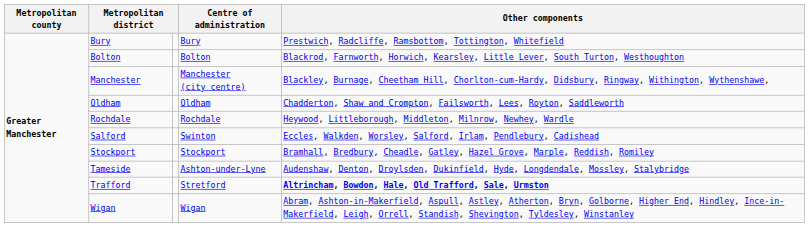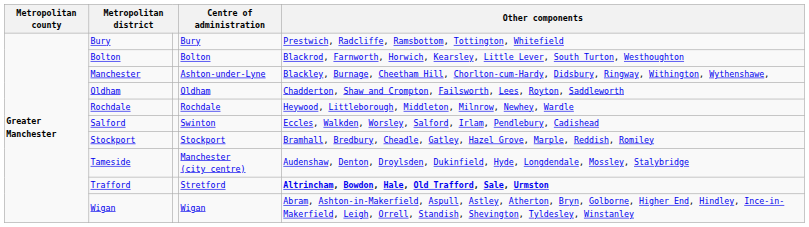(213, 80) Manchester (city centre) -> (223, 74) Ashton-under-Lyne
(223, 169) Ashton-under-Lyne -> (213, 163) Manchester (city centre)
